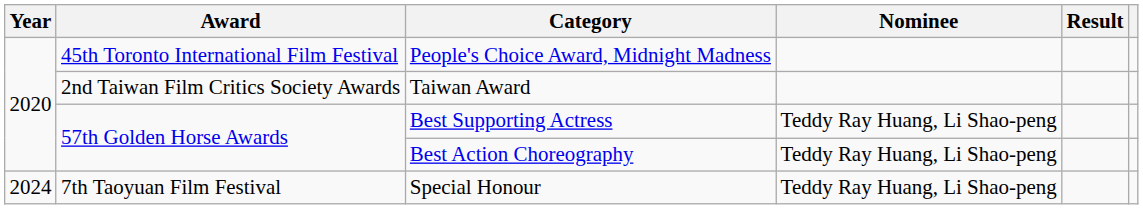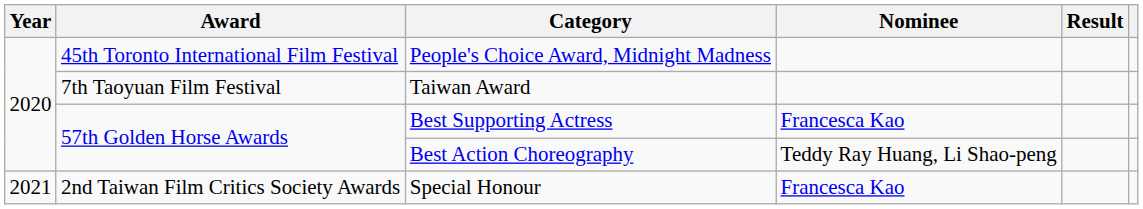(231, 87) 2nd Taiwan Film Critics Society Awards -> (171, 87) 7th Taoyuan Film Festival
(919, 120) Teddy Ray Huang, Li Shao-peng -> (843, 120) Francesca Kao
(30, 187) 2024 -> (30, 187) 2021
(171, 187) 7th Taoyuan Film Festival -> (231, 187) 2nd Taiwan Film Critics Society Awards
(919, 187) Teddy Ray Huang, Li Shao-peng -> (843, 187) Francesca Kao
